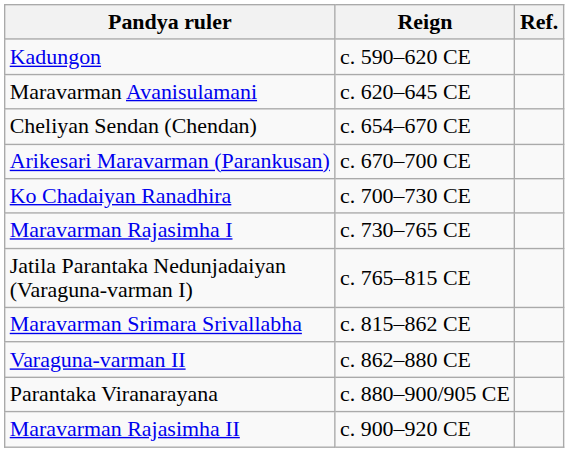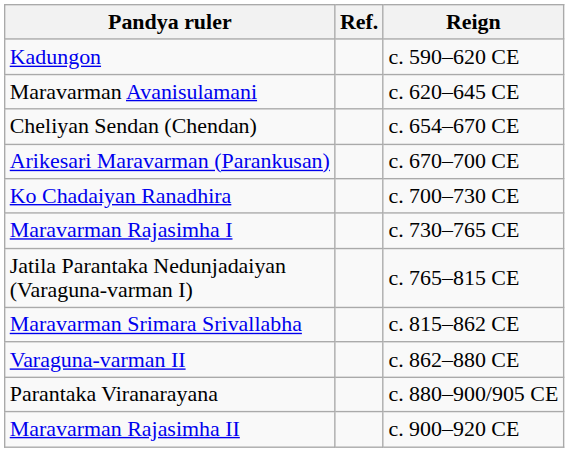columns swapped: (425, 21) <-> (539, 21)
